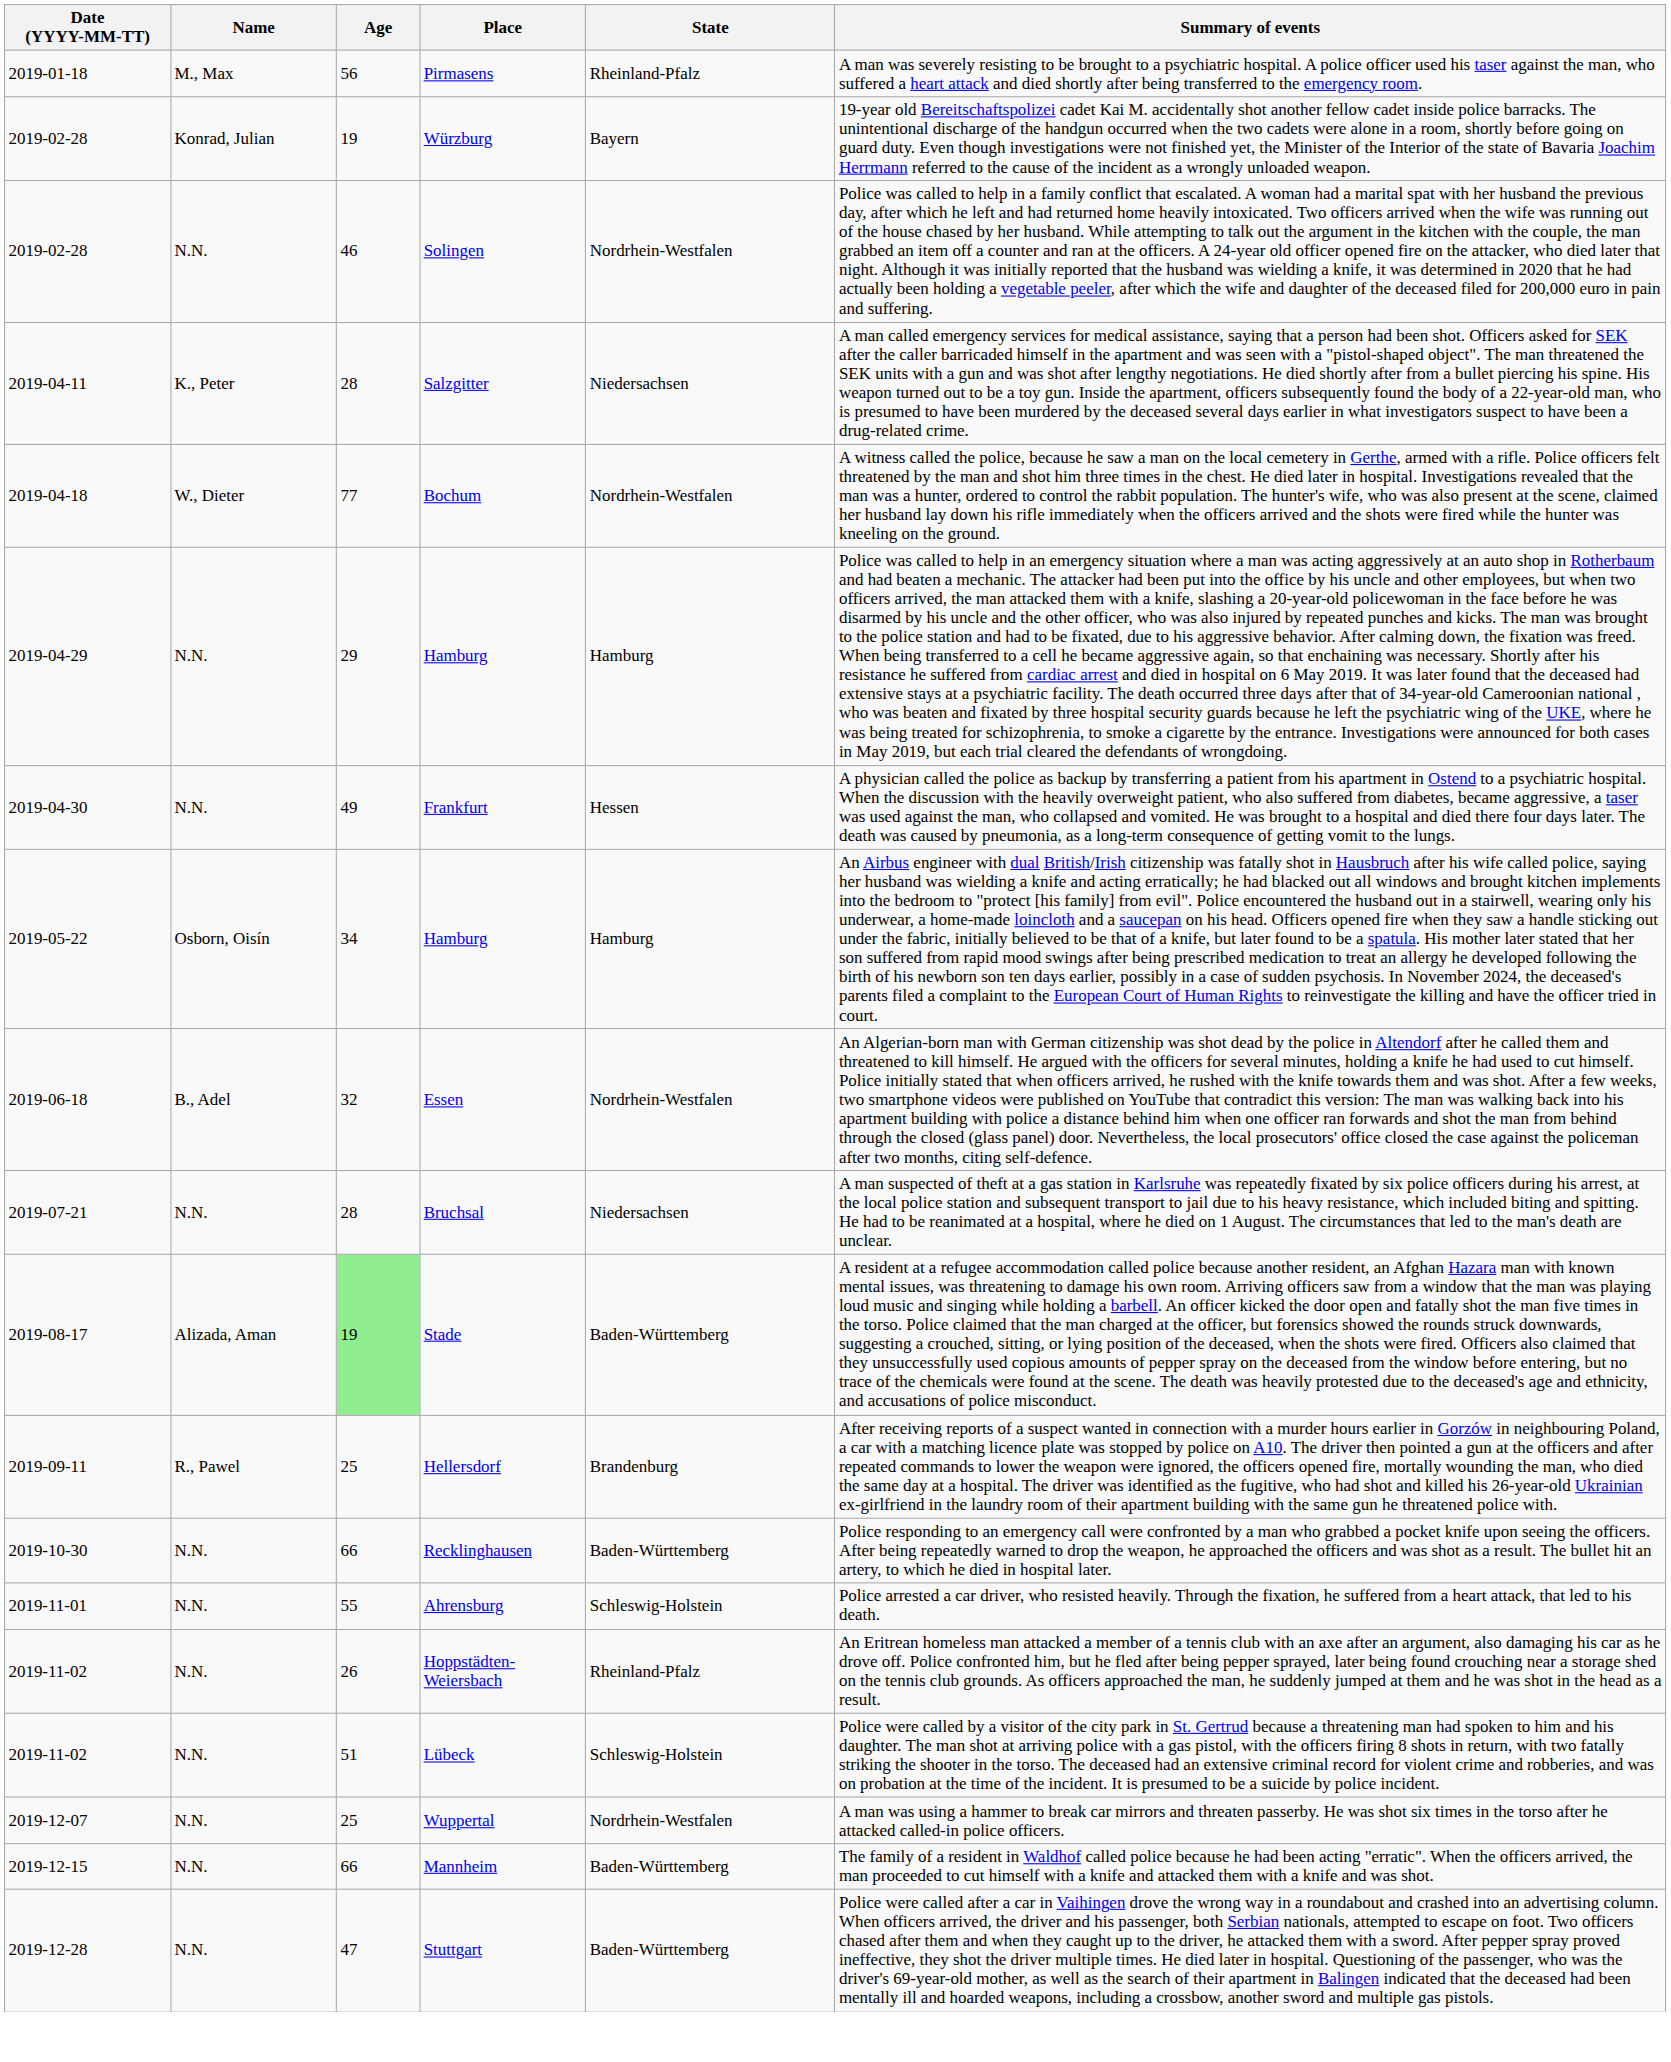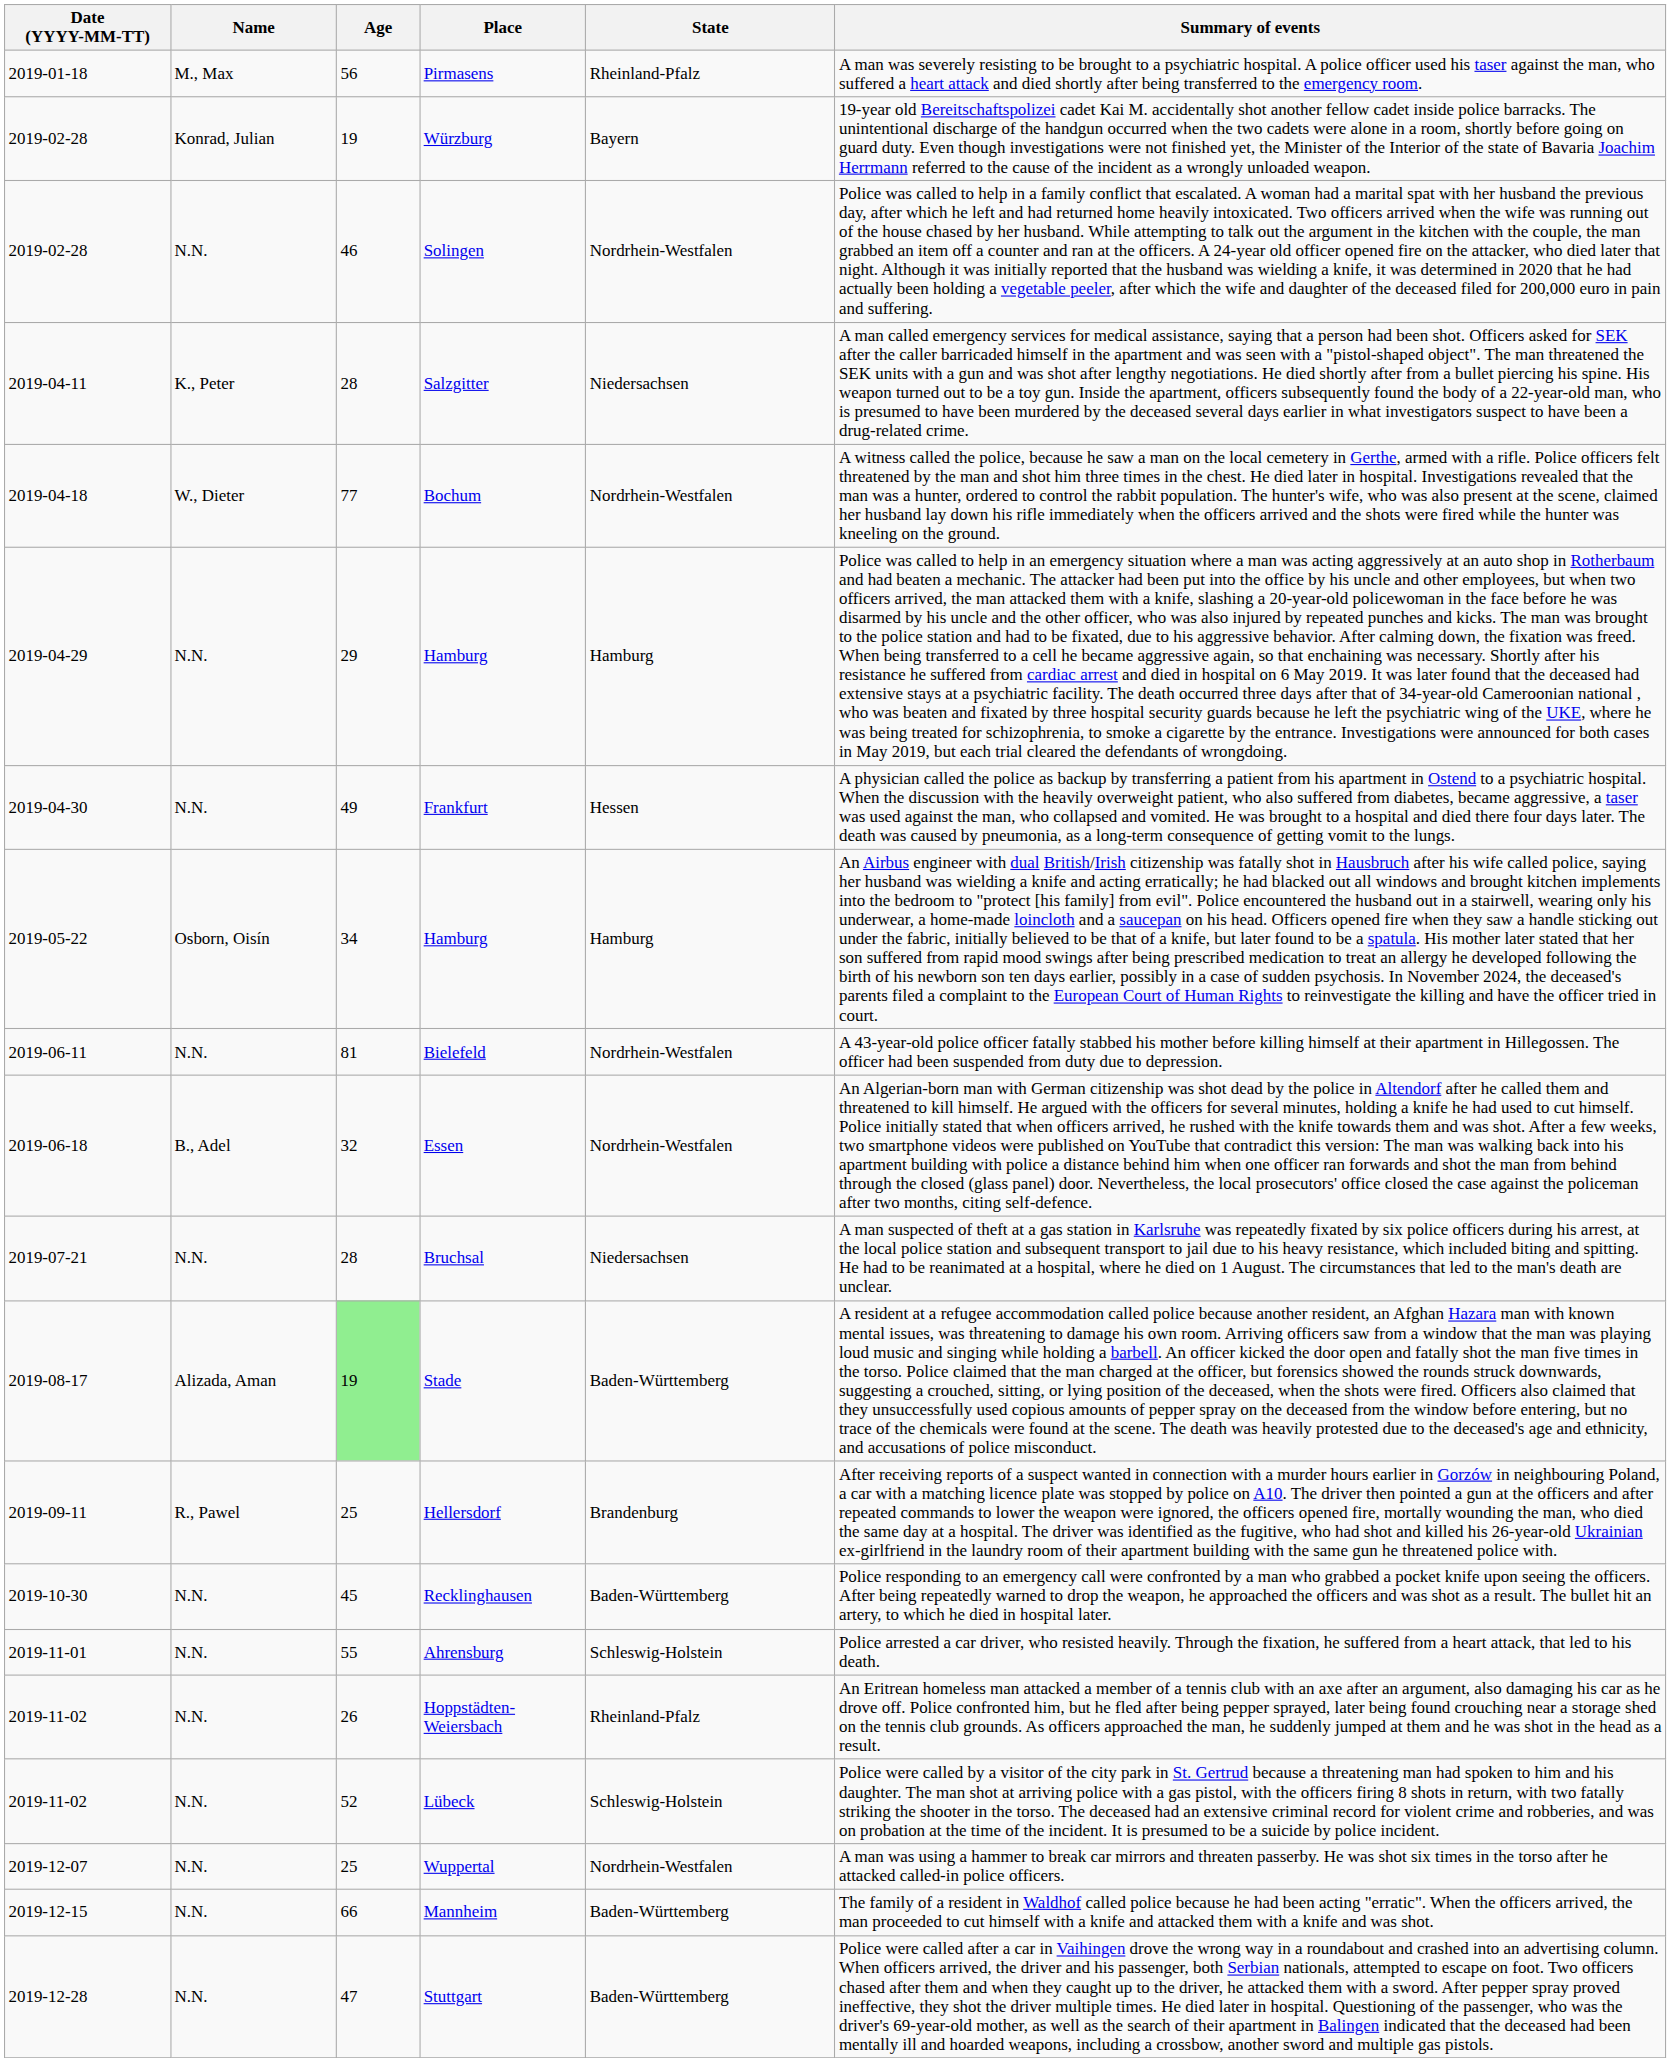+ row: (48, 1051)
(349, 1550) 66 -> (349, 1596) 45
(349, 1755) 51 -> (349, 1801) 52
